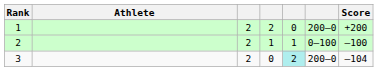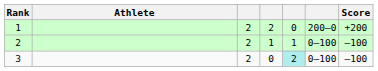(322, 58) 200–0 -> (322, 58) 0–100
(356, 58) –104 -> (356, 58) –100
